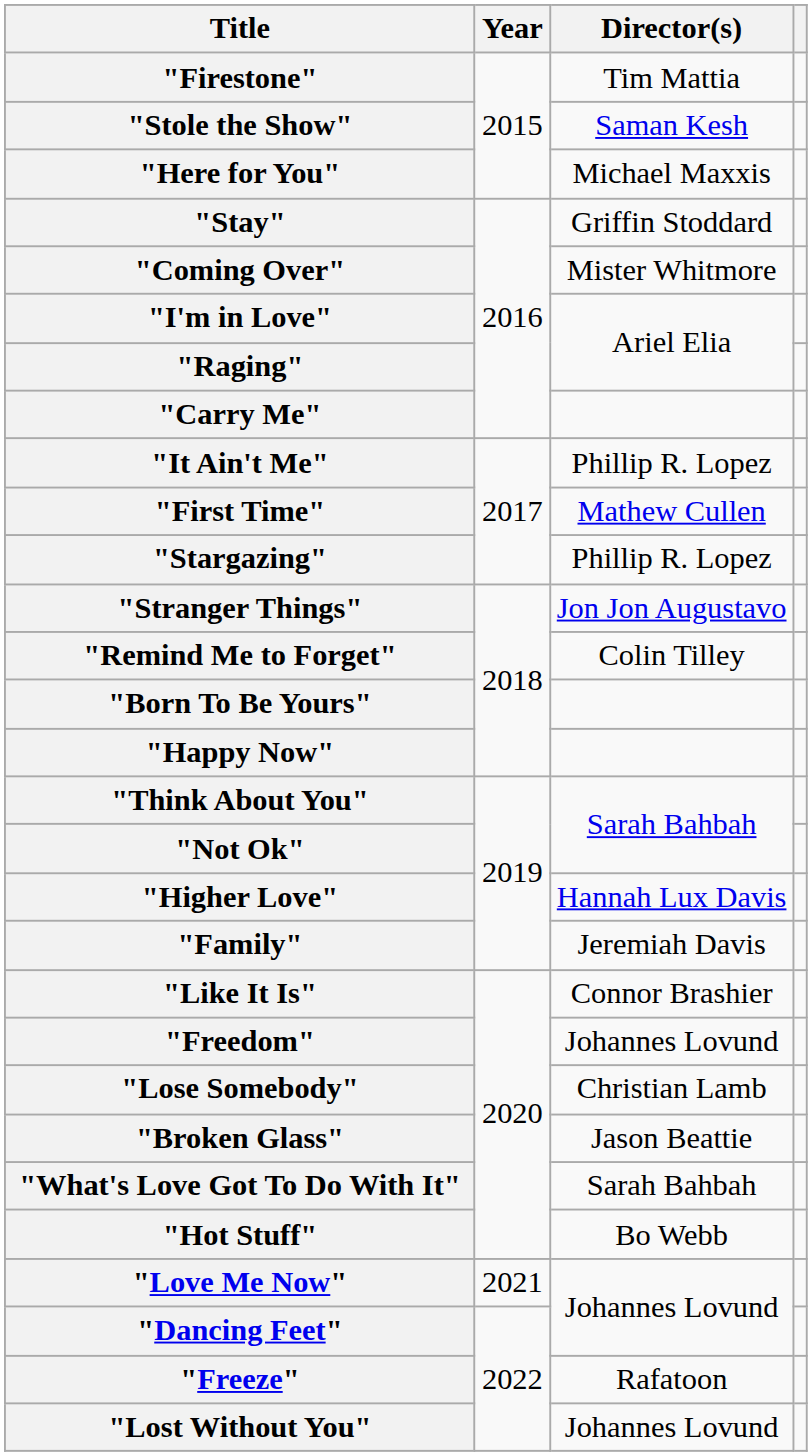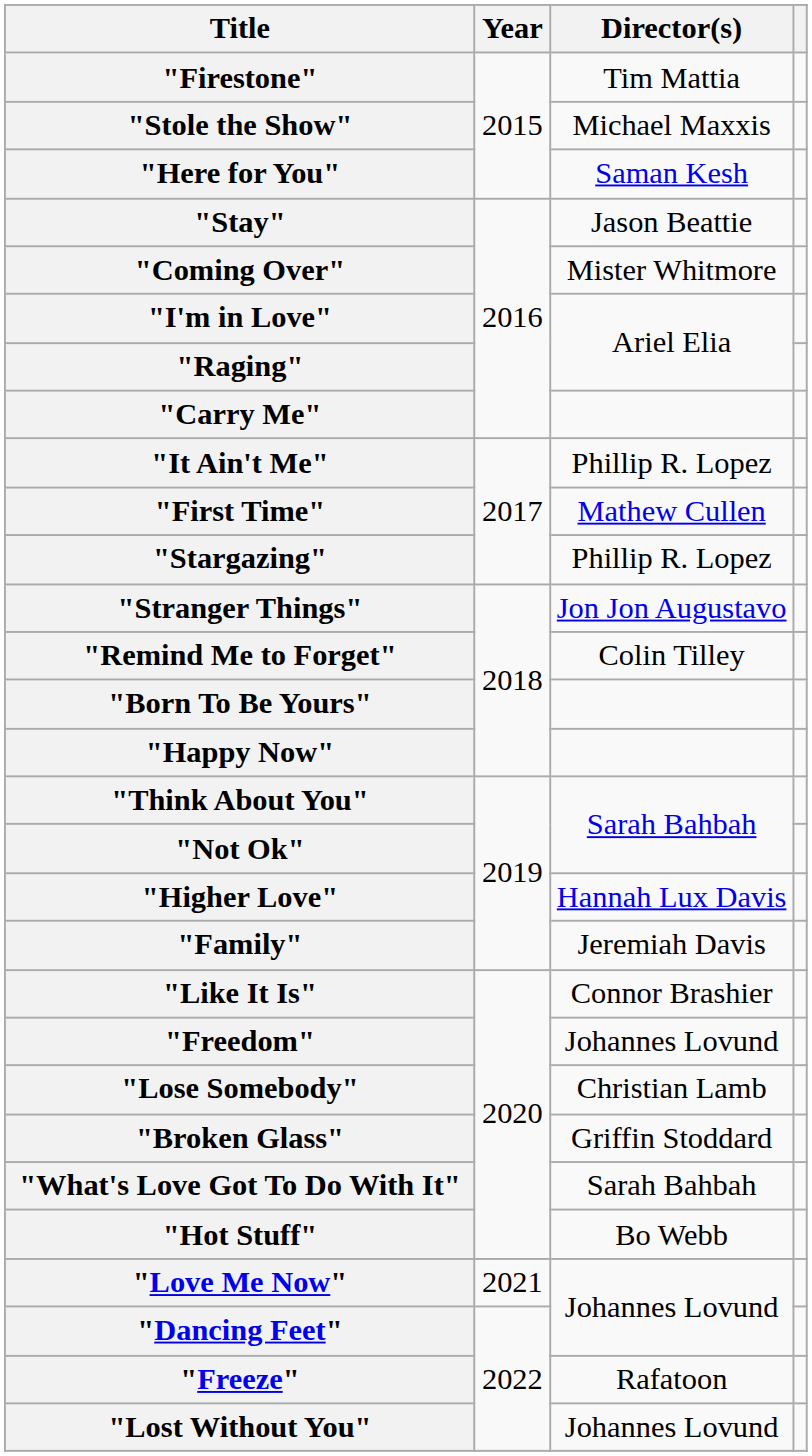(672, 125) Saman Kesh -> (672, 125) Michael Maxxis
(672, 173) Michael Maxxis -> (672, 173) Saman Kesh
(672, 221) Griffin Stoddard -> (672, 221) Jason Beattie
(672, 1137) Jason Beattie -> (672, 1137) Griffin Stoddard
